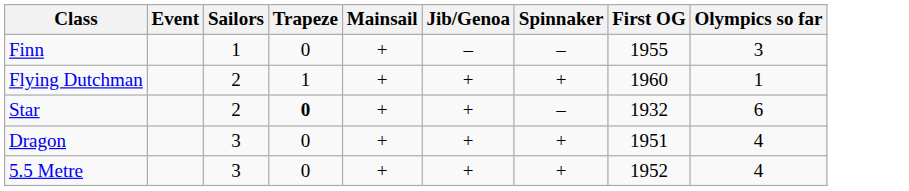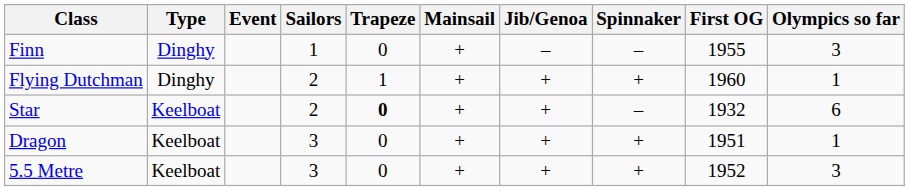+ column: (186, 19)
(758, 140) 4 -> (836, 140) 1
(758, 170) 4 -> (836, 170) 3
